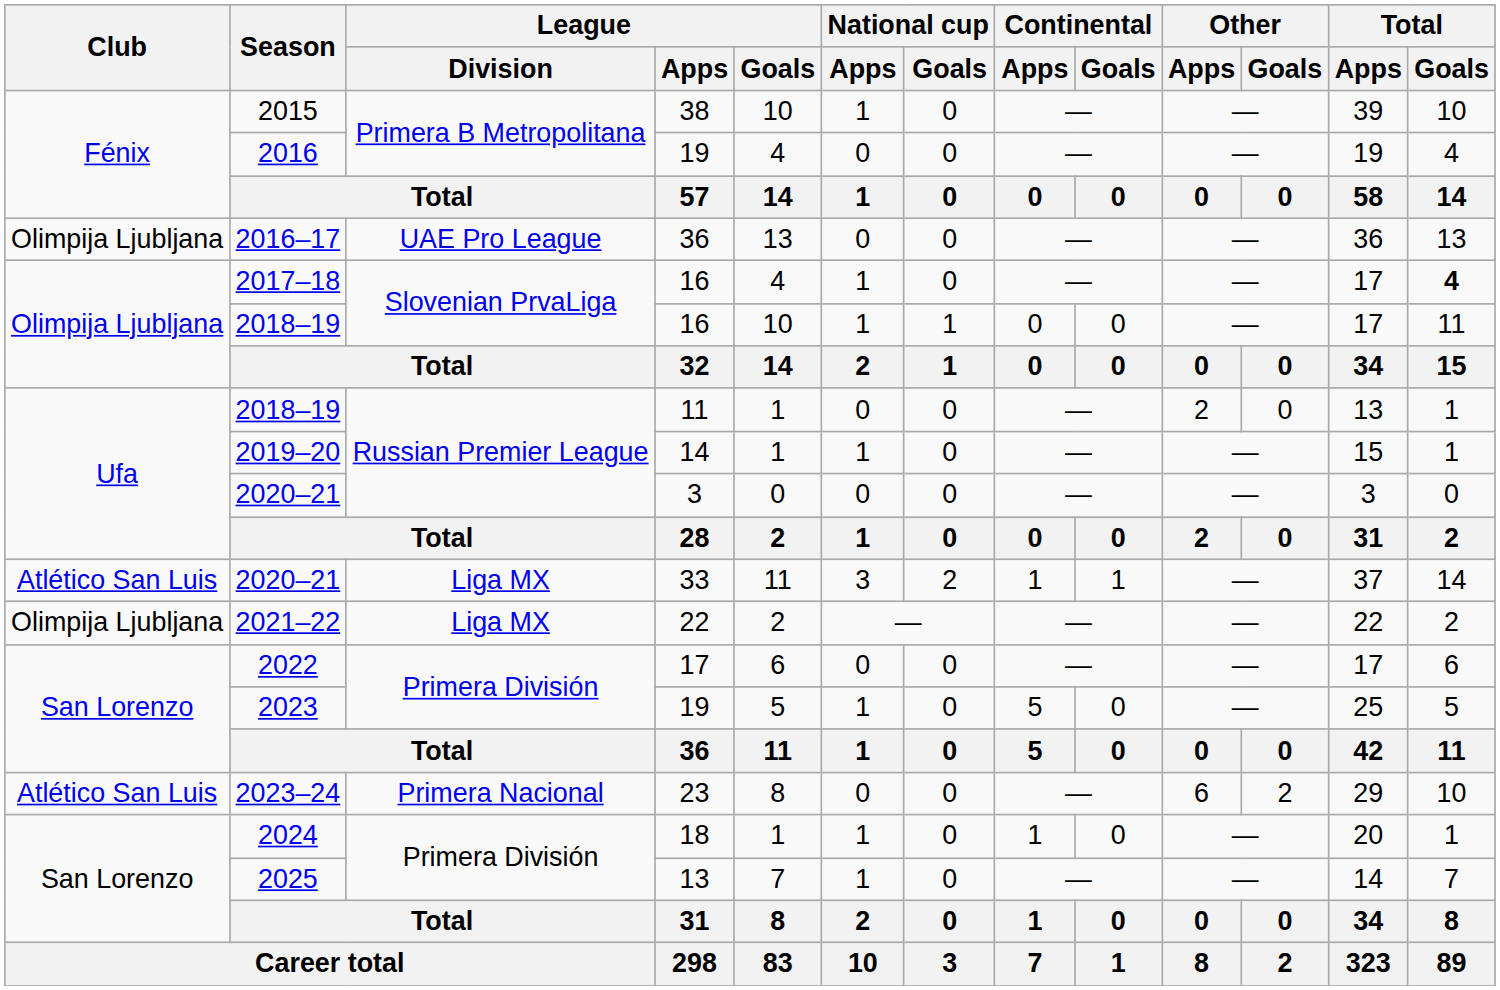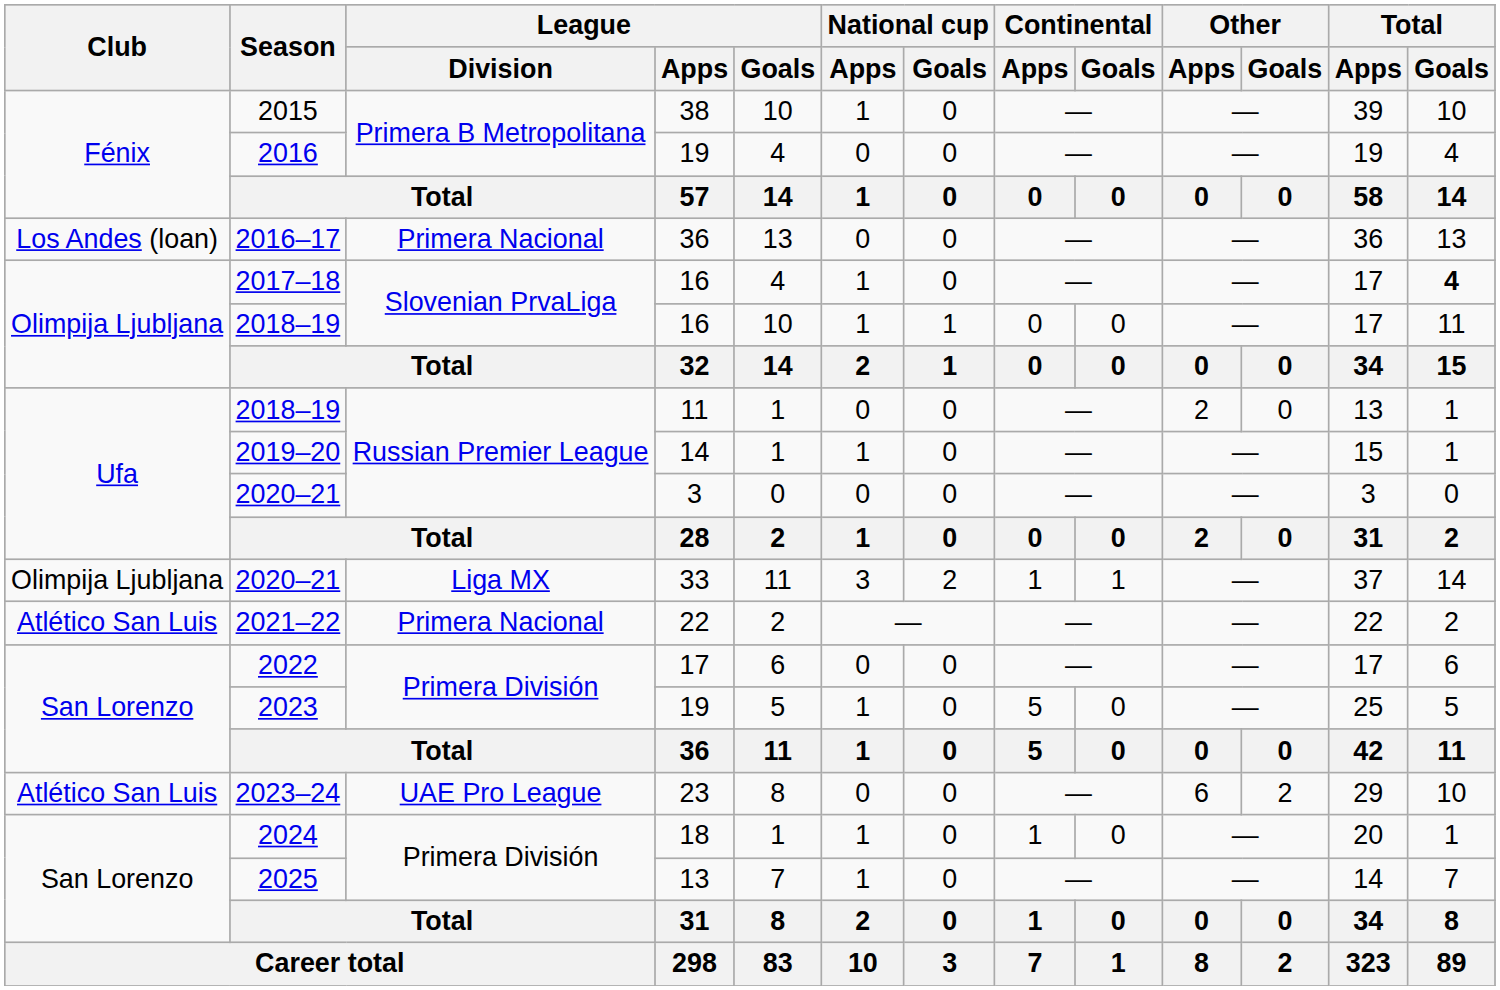(117, 238) Olimpija Ljubljana -> (117, 238) Los Andes (loan)
(501, 238) UAE Pro League -> (501, 238) Primera Nacional
(117, 580) Atlético San Luis -> (117, 580) Olimpija Ljubljana
(117, 622) Olimpija Ljubljana -> (117, 622) Atlético San Luis
(501, 622) Liga MX -> (501, 622) Primera Nacional
(501, 793) Primera Nacional -> (501, 793) UAE Pro League
